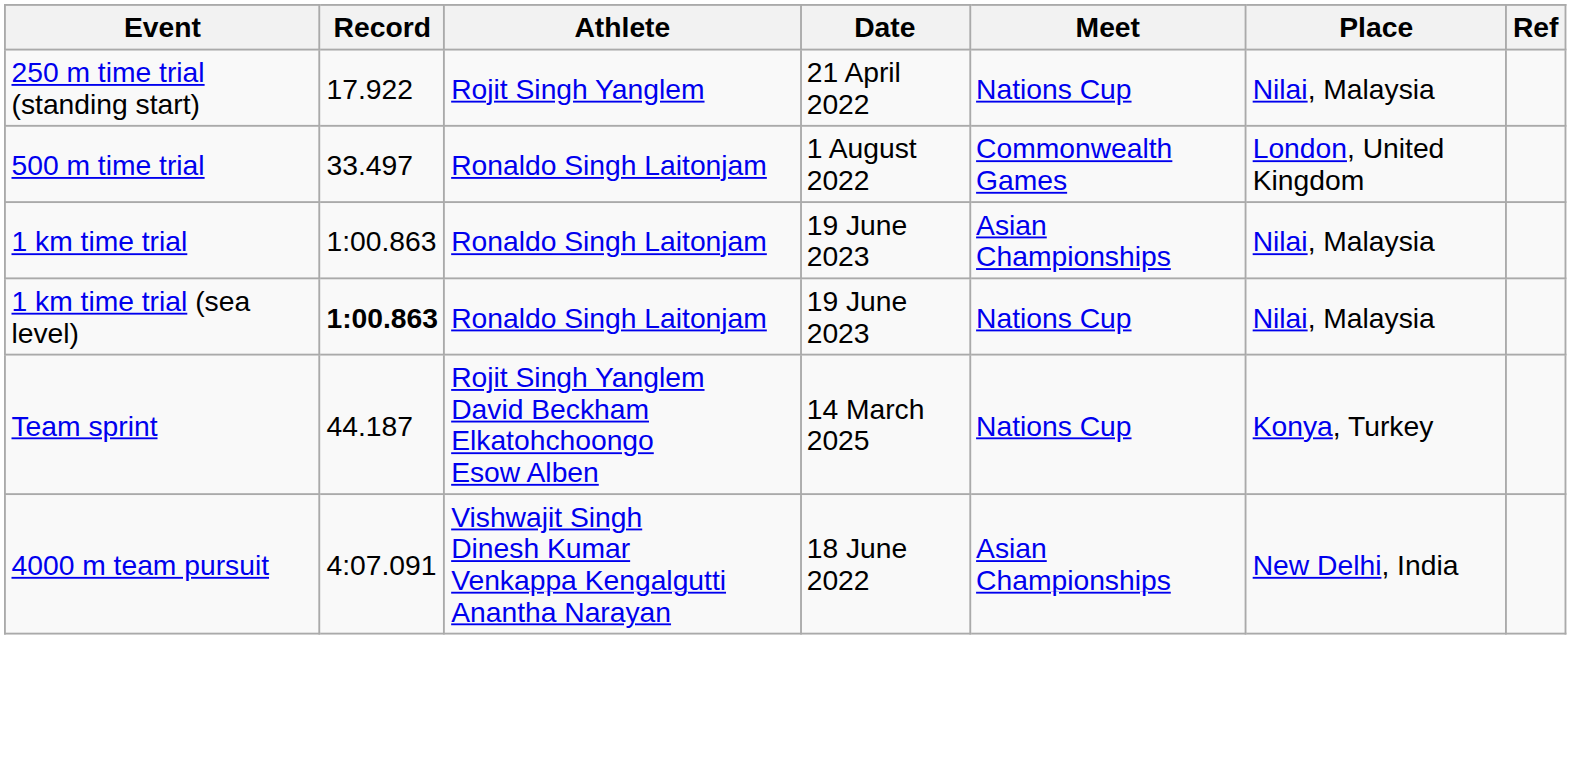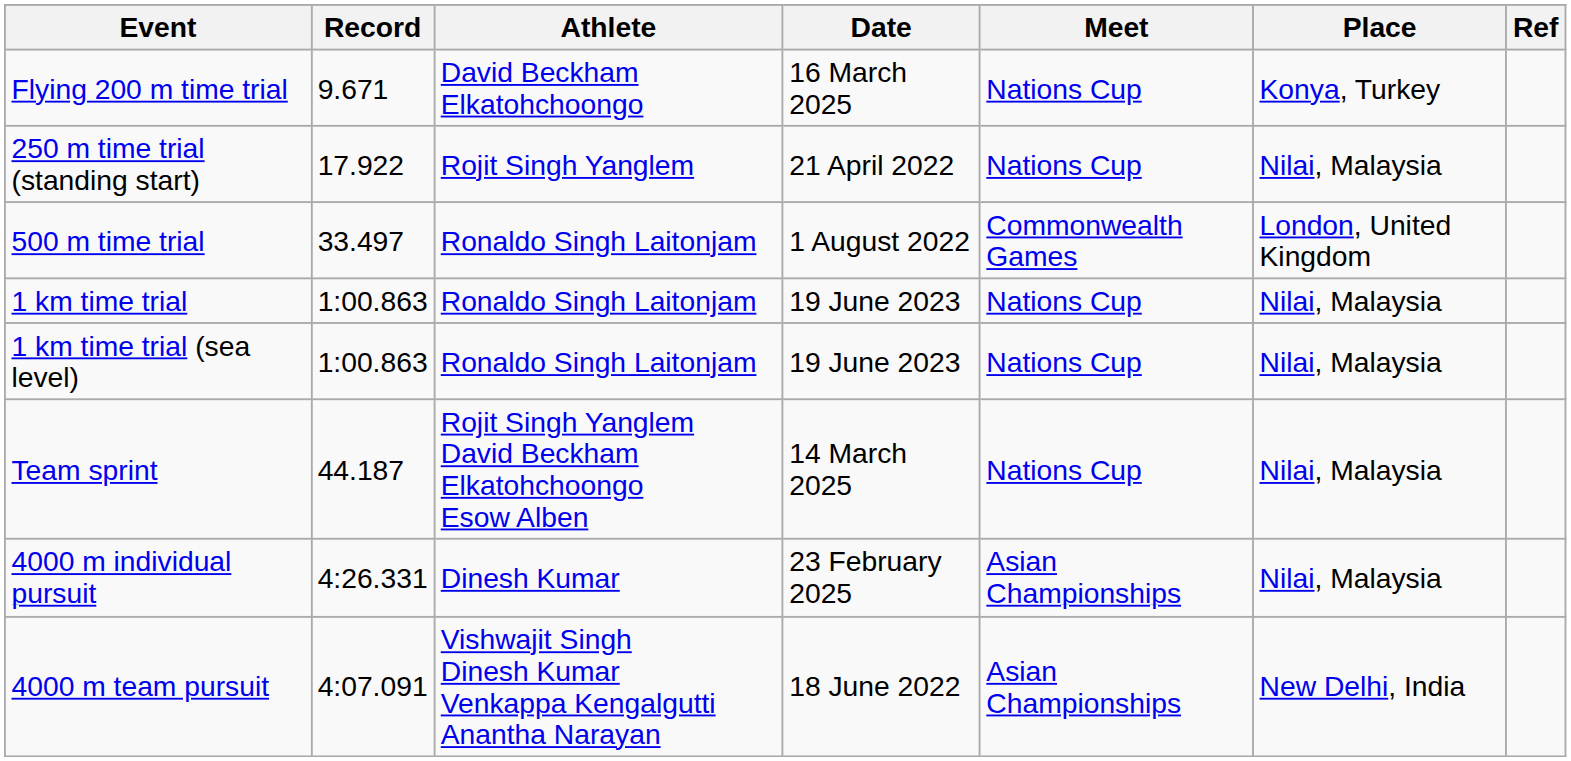+ row: (150, 88)
(1073, 241) Asian Championships -> (1064, 301) Nations Cup
(382, 317) bold -> (373, 362) normal
(1343, 425) Konya, Turkey -> (1351, 470) Nilai, Malaysia
+ row: (121, 578)
